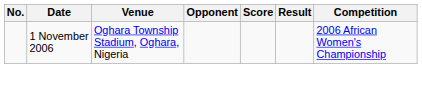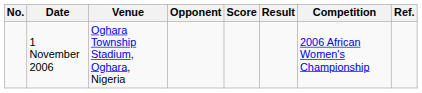+ column: (404, 13)
